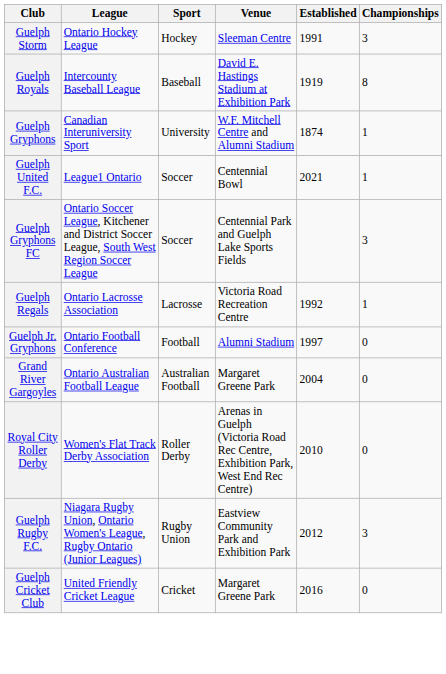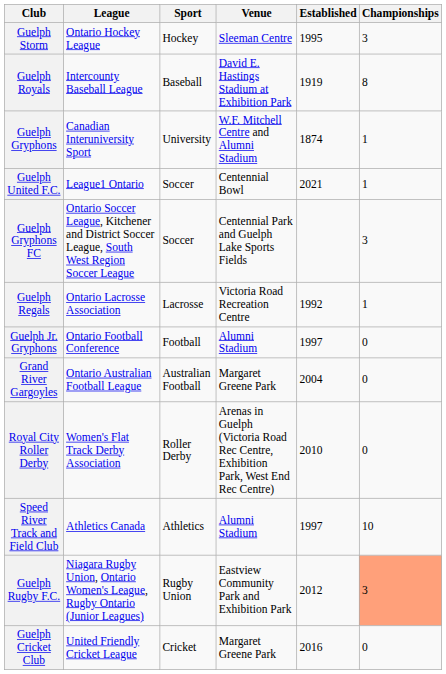(311, 38) 1991 -> (311, 38) 1995
+ row: (34, 526)
(365, 533) no background -> (365, 590) lightsalmon background
